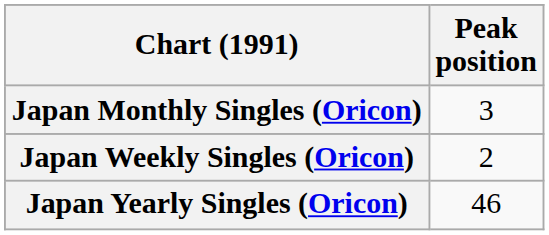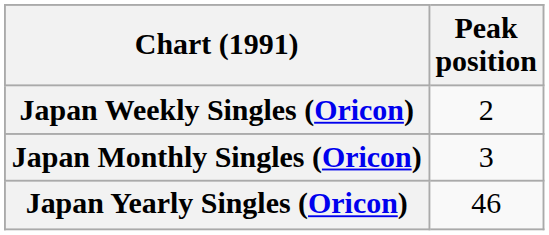rows swapped: (217, 156) <-> (217, 109)
